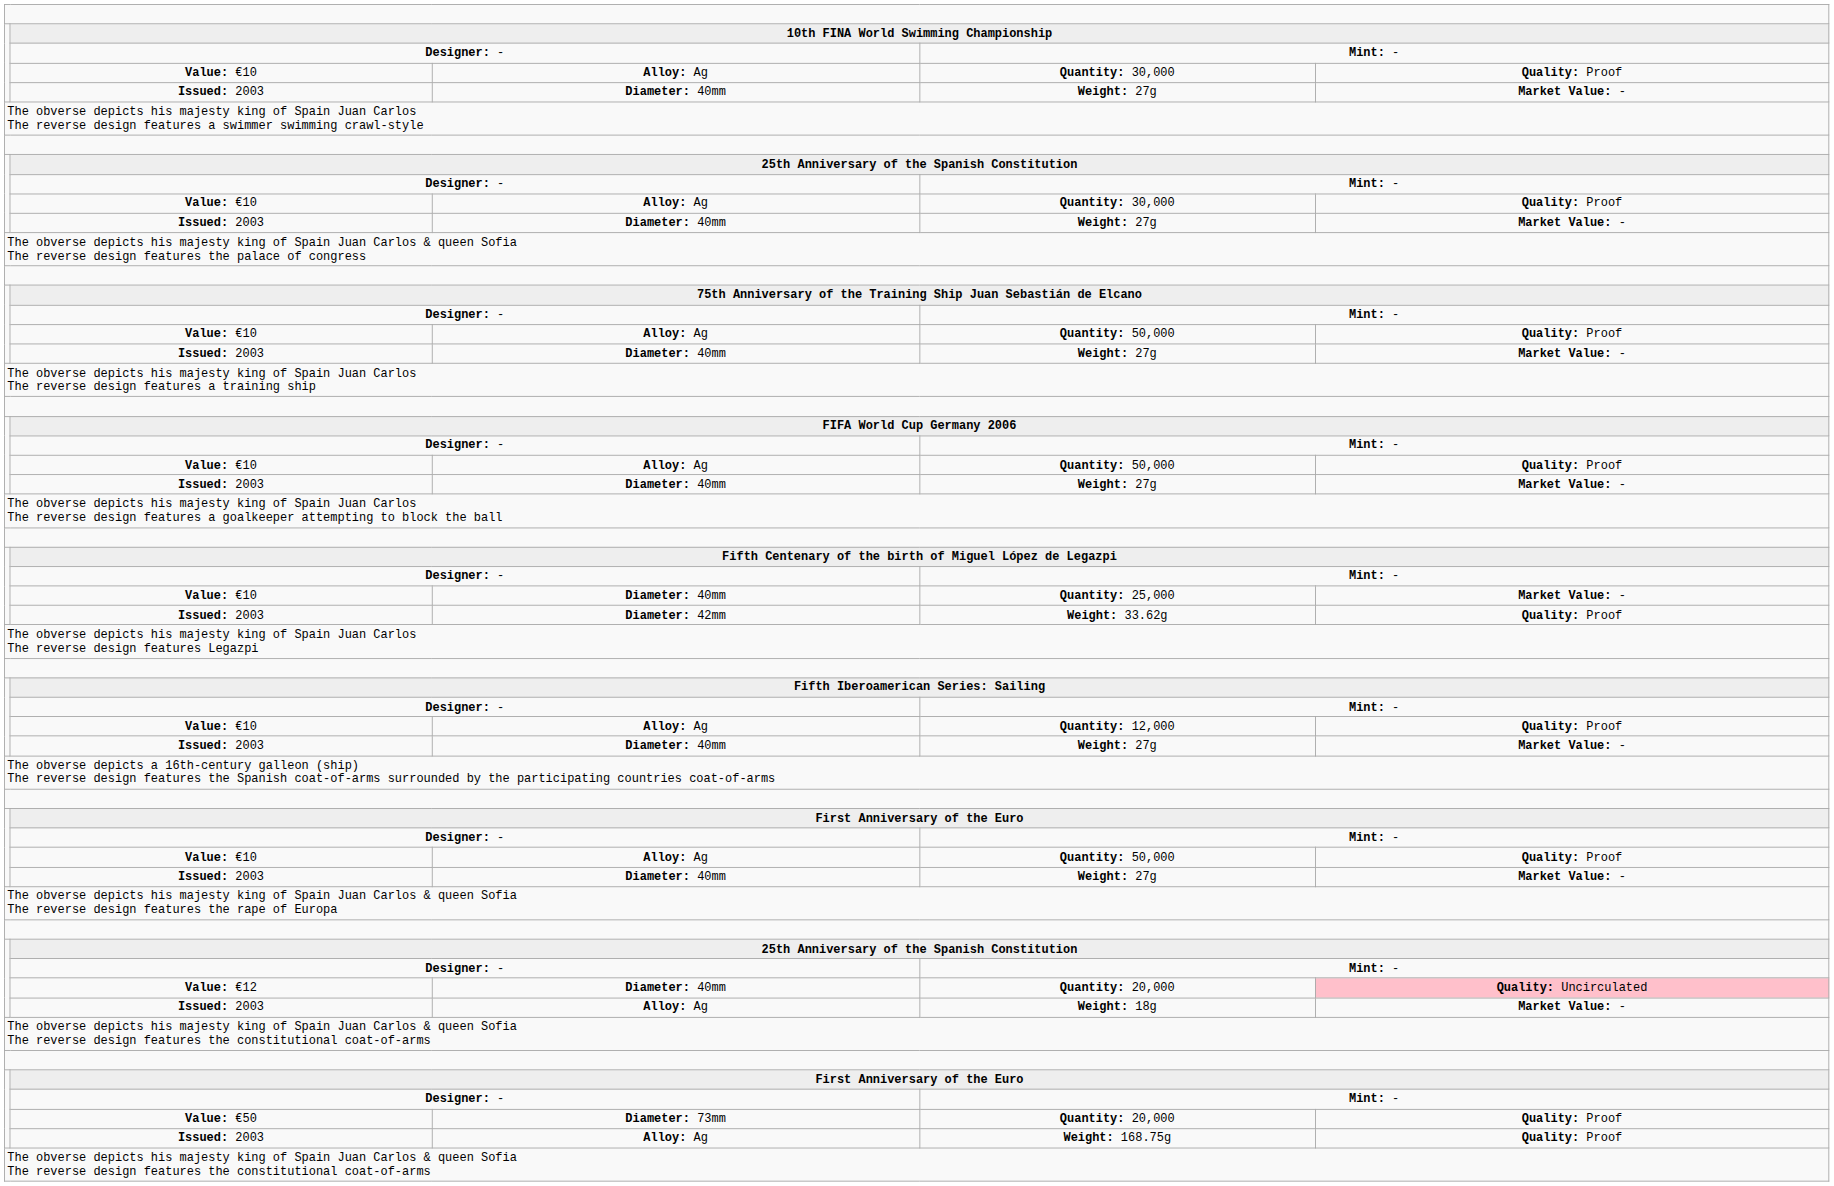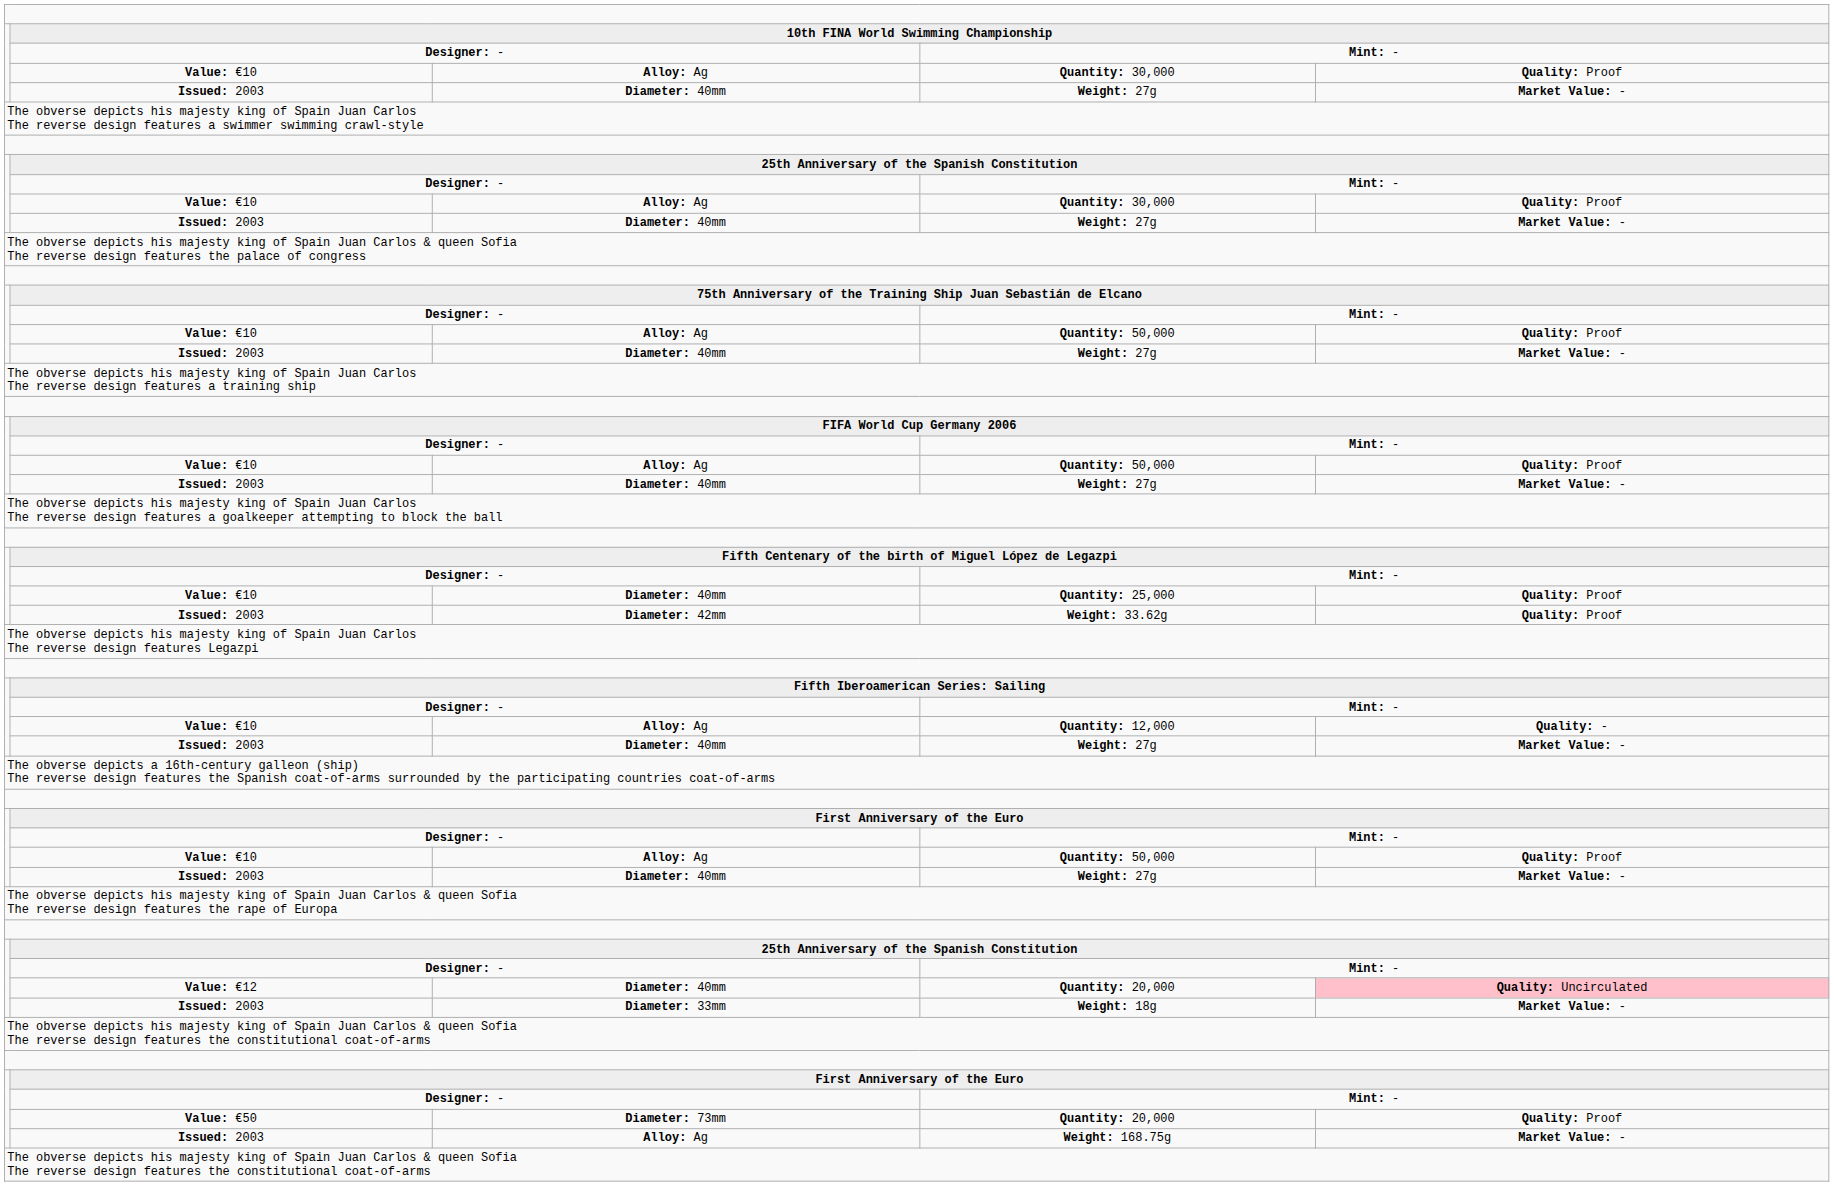(1572, 596) Market Value: - -> (1572, 596) Quality: Proof
(1572, 726) Quality: Proof -> (1572, 726) Quality: -
(676, 1007) Alloy: Ag -> (676, 1007) Diameter: 33mm
(1572, 1138) Quality: Proof -> (1572, 1138) Market Value: -
